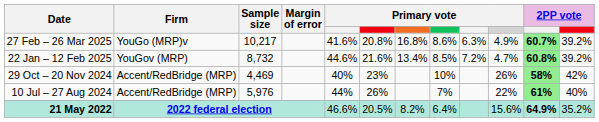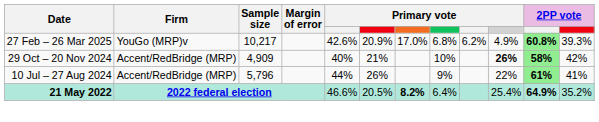(342, 42) 41.6% -> (342, 42) 42.6%
(377, 42) 20.8% -> (377, 42) 20.9%
(412, 42) 16.8% -> (412, 42) 17.0%
(445, 42) 8.6% -> (445, 42) 6.8%
(474, 42) 6.3% -> (474, 42) 6.2%
(541, 42) 60.7% -> (541, 42) 60.8%
(577, 42) 39.2% -> (577, 42) 39.3%
- row: (60, 59)
(260, 76) 4,469 -> (260, 59) 4,909
(377, 76) 23% -> (377, 59) 21%
(506, 76) normal -> (506, 59) bold
(260, 92) 5,976 -> (260, 76) 5,796
(445, 92) 7% -> (445, 76) 9%
(577, 92) 40% -> (577, 76) 41%
(412, 109) normal -> (412, 92) bold
(506, 109) 15.6% -> (506, 92) 25.4%
